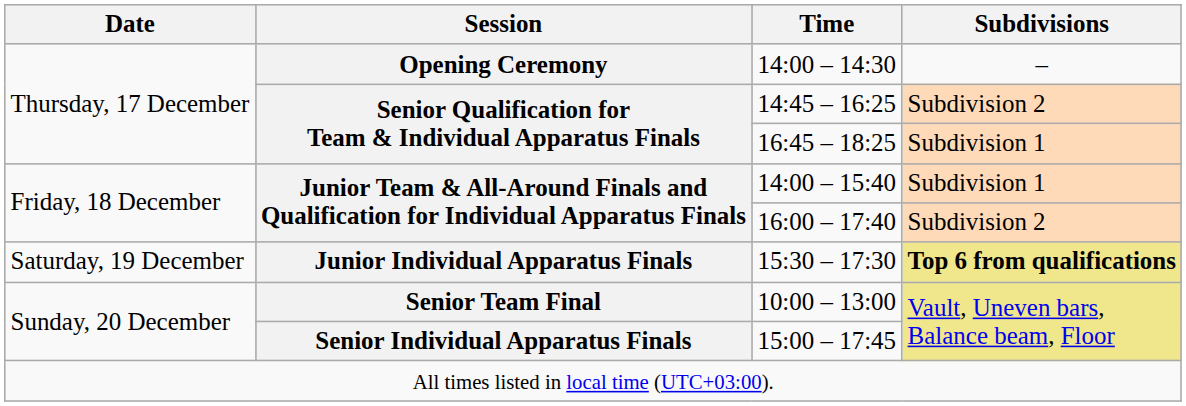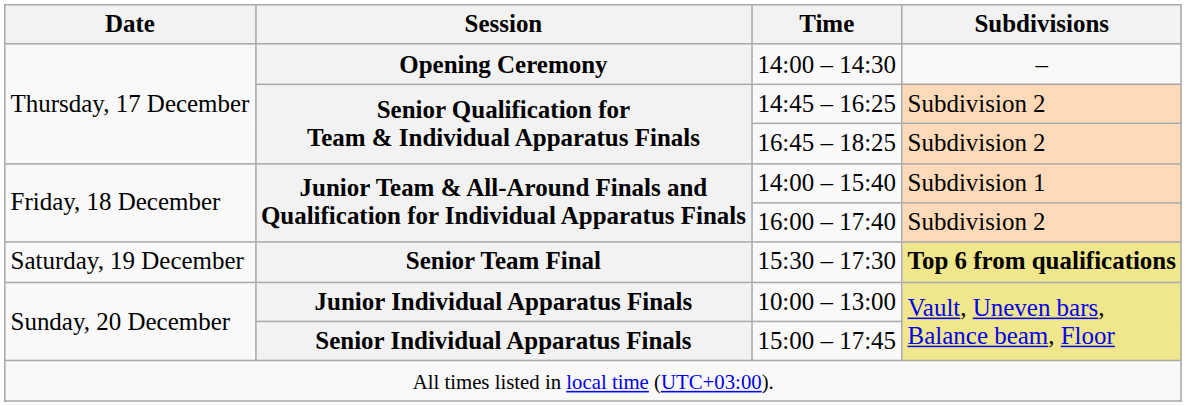(977, 143) Subdivision 1 -> (977, 143) Subdivision 2
(503, 261) Junior Individual Apparatus Finals -> (503, 261) Senior Team Final
(503, 301) Senior Team Final -> (503, 301) Junior Individual Apparatus Finals
